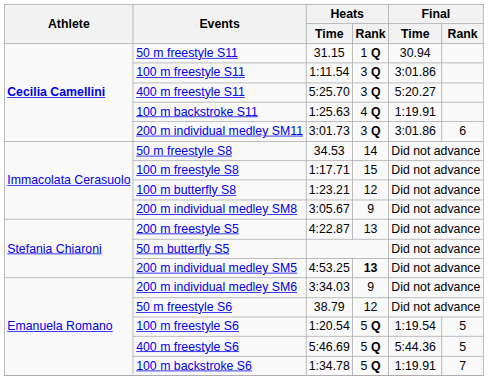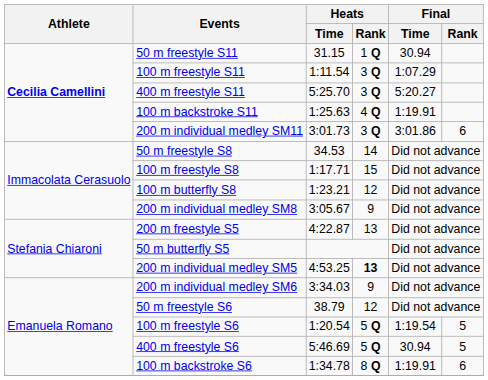(415, 72) 3:01.86 -> (415, 72) 1:07.29
(415, 346) 5:44.36 -> (415, 346) 30.94
(371, 365) 5 Q -> (371, 365) 8 Q
(463, 365) 7 -> (463, 365) 6
